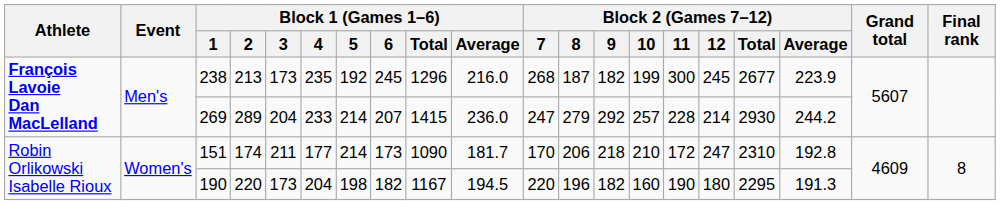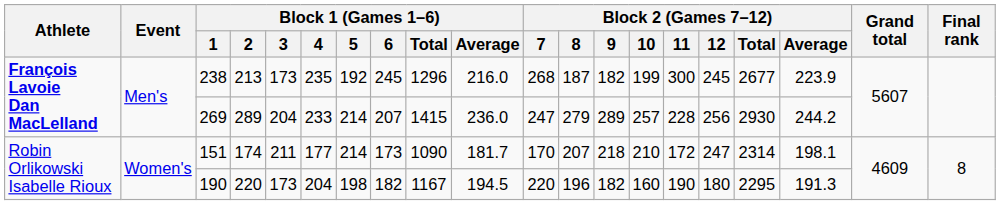(611, 117) 292 -> (611, 117) 289
(716, 117) 214 -> (716, 117) 256
(576, 153) 206 -> (576, 153) 207
(757, 153) 2310 -> (757, 153) 2314
(816, 153) 192.8 -> (816, 153) 198.1
